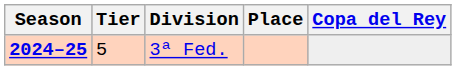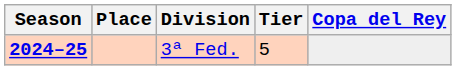columns swapped: (118, 20) <-> (276, 20)
